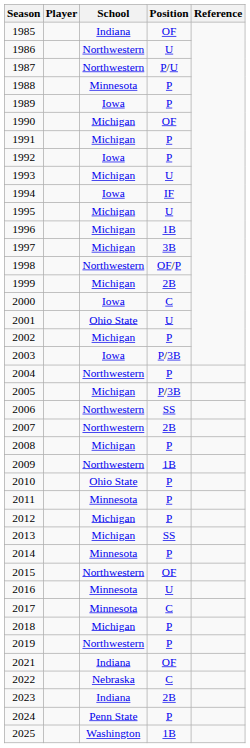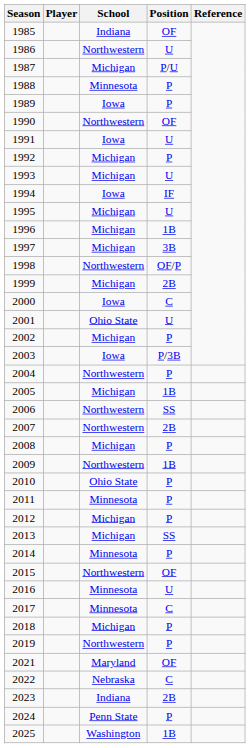(113, 67) Northwestern -> (113, 67) Michigan
(113, 121) Michigan -> (113, 121) Northwestern
(113, 139) Michigan -> (113, 139) Iowa
(169, 139) P -> (169, 139) U
(113, 157) Iowa -> (113, 157) Michigan
(169, 391) P/3B -> (169, 391) 1B
(113, 662) Indiana -> (113, 662) Maryland
